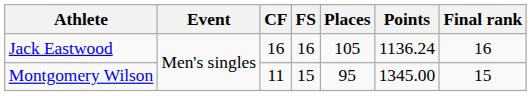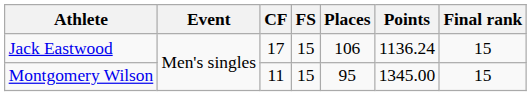(276, 47) 16 -> (276, 47) 17
(306, 47) 16 -> (306, 47) 15
(347, 47) 105 -> (347, 47) 106
(483, 47) 16 -> (483, 47) 15
